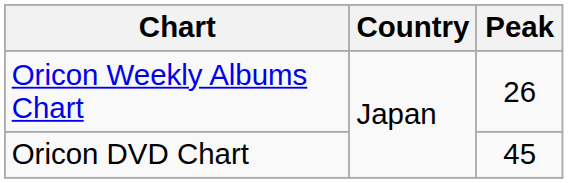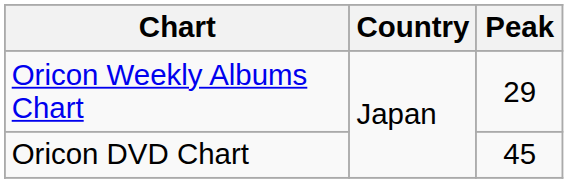(520, 91) 26 -> (520, 91) 29
